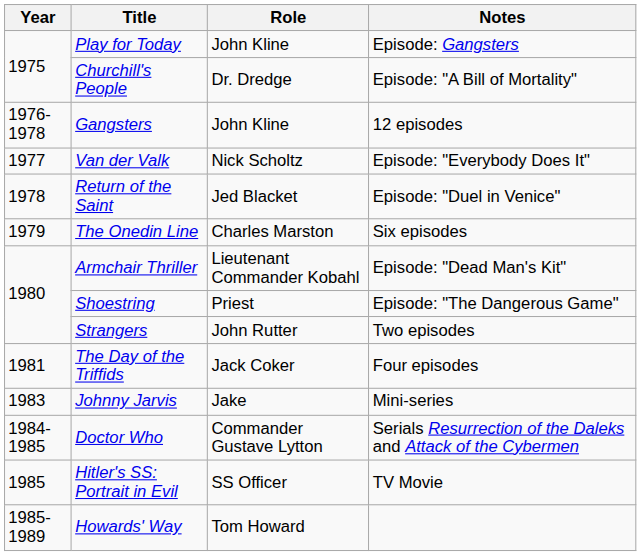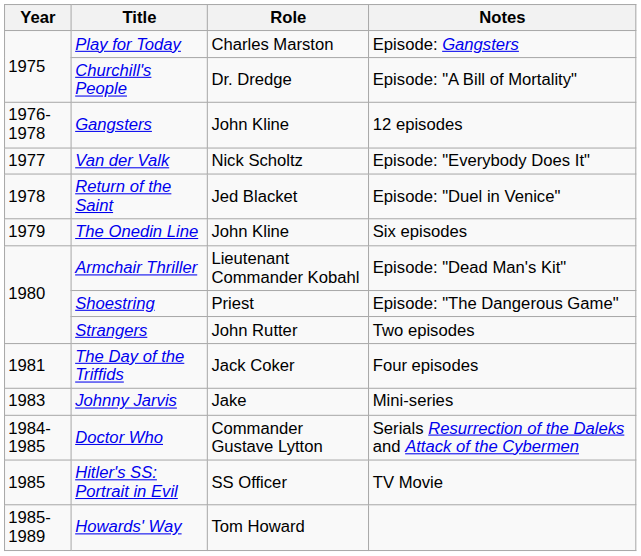(250, 44) John Kline -> (272, 44) Charles Marston
(272, 232) Charles Marston -> (250, 232) John Kline
